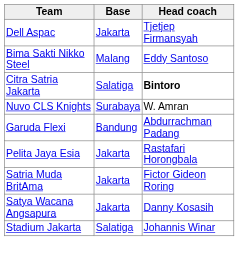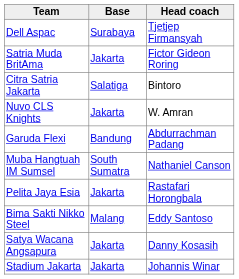(113, 32) Jakarta -> (112, 32) Surabaya
rows swapped: (45, 59) <-> (34, 180)
(162, 86) bold -> (164, 86) normal
(118, 106) Surabaya -> (107, 112) Jakarta
+ row: (43, 166)
(115, 228) Salatiga -> (107, 266) Jakarta
